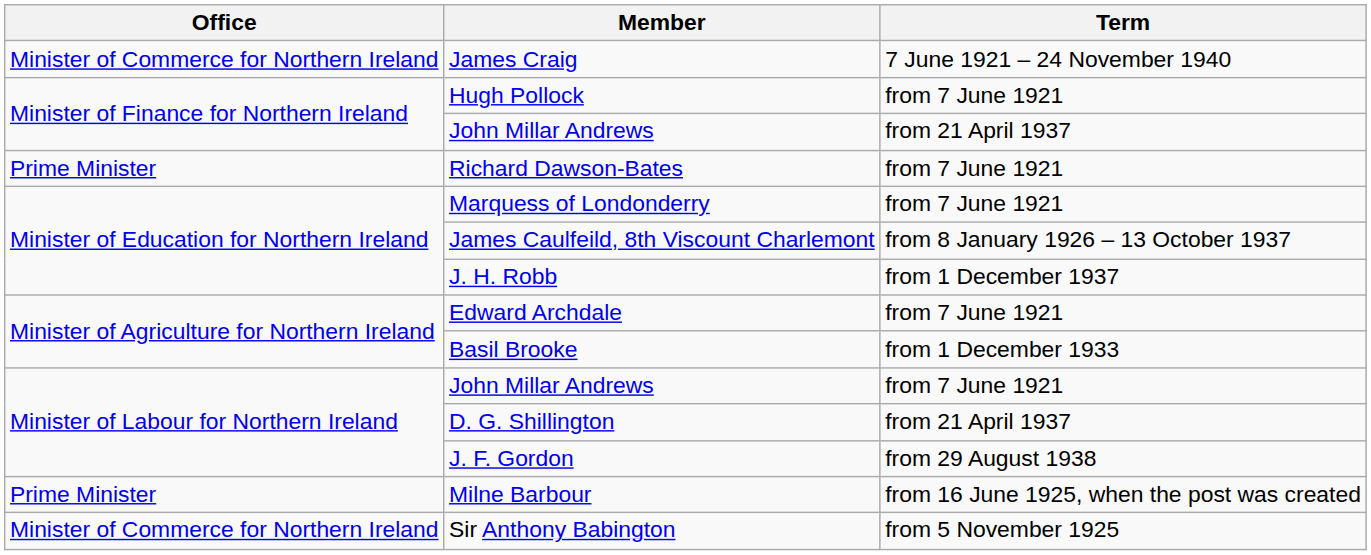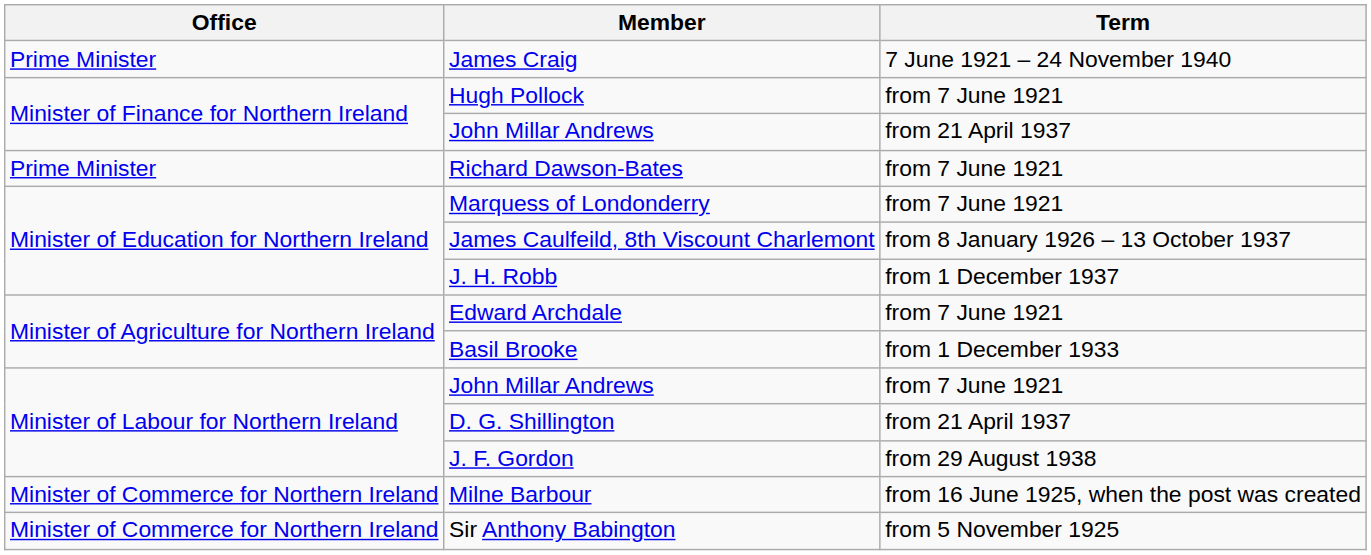(224, 58) Minister of Commerce for Northern Ireland -> (83, 58) Prime Minister
(83, 494) Prime Minister -> (224, 494) Minister of Commerce for Northern Ireland
